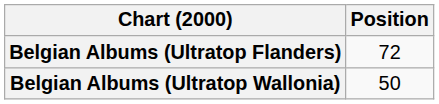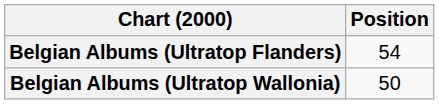(390, 51) 72 -> (390, 51) 54
